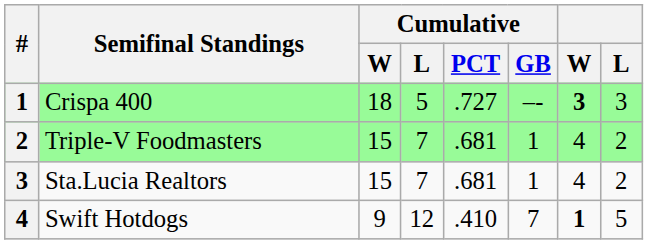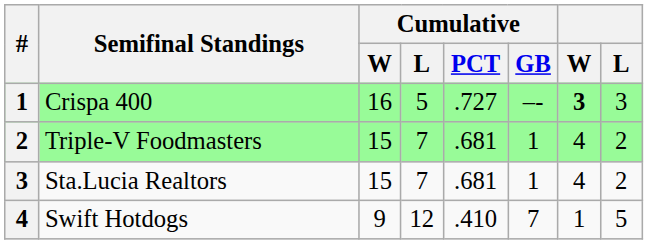(380, 102) 18 -> (380, 102) 16
(579, 219) bold -> (579, 219) normal
